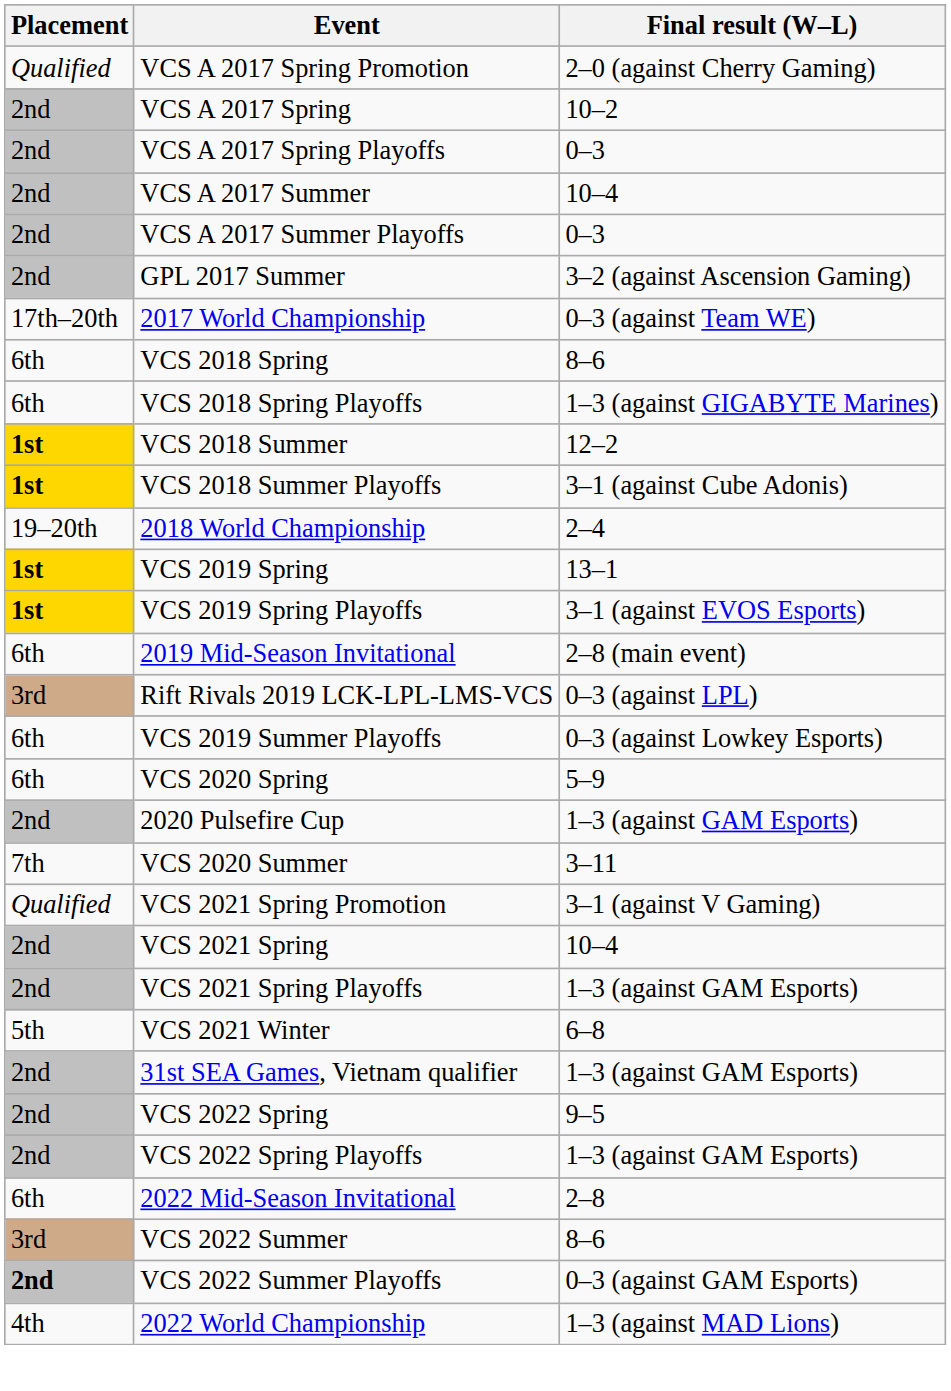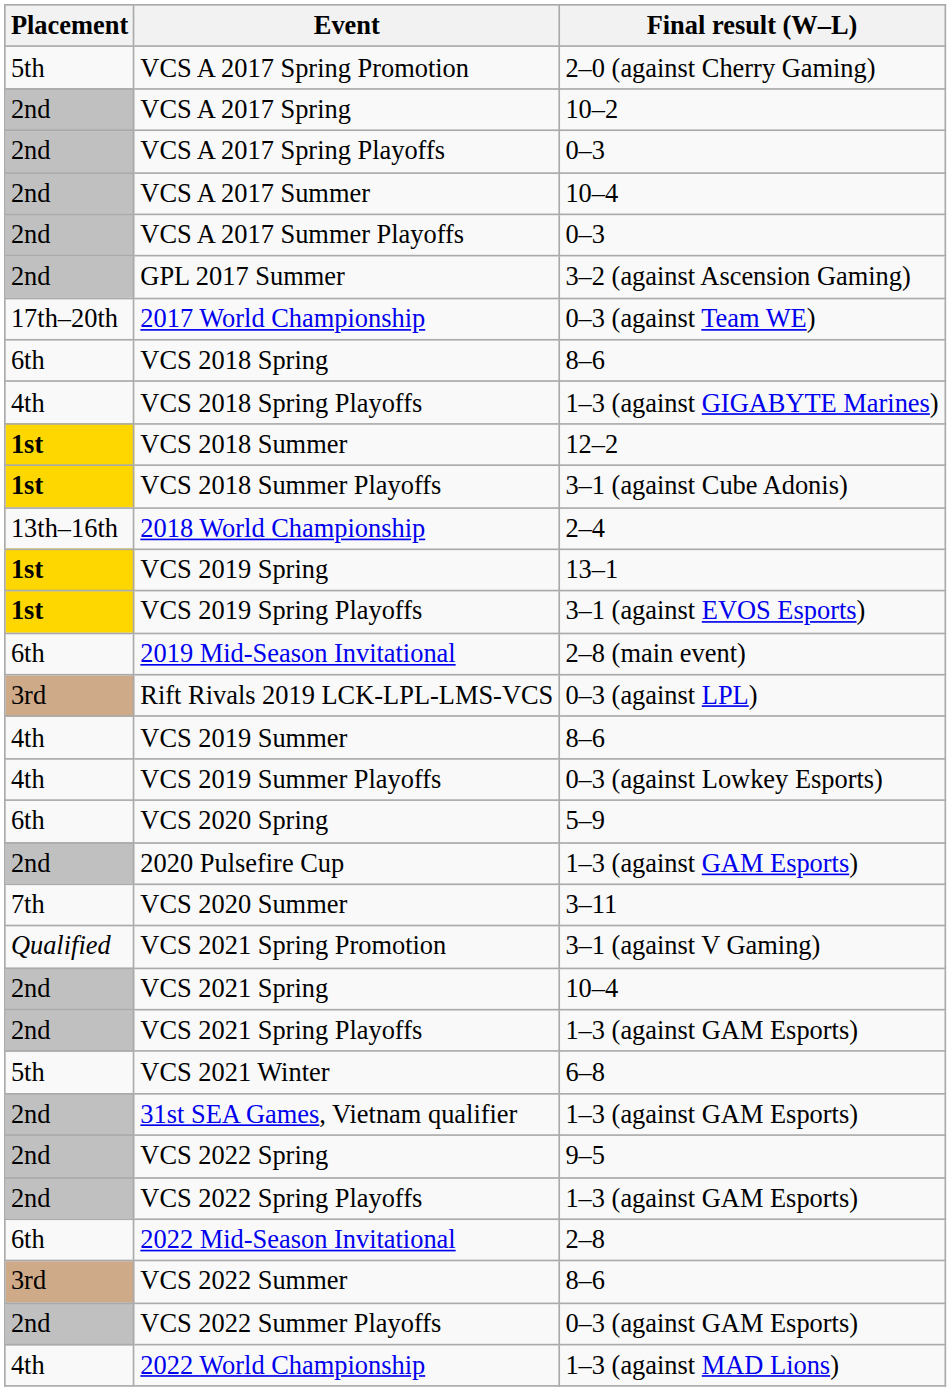(61, 67) Qualified -> (28, 67) 5th
(28, 402) 6th -> (28, 402) 4th
(54, 527) 19–20th -> (64, 527) 13th–16th
+ row: (244, 737)
(28, 737) 6th -> (28, 779) 4th
(32, 1281) bold -> (31, 1323) normal
